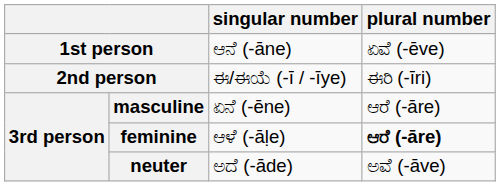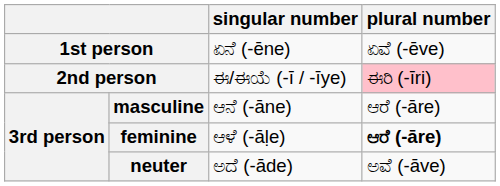(252, 48) ಆನೆ (-āne) -> (252, 48) ಏನೆ (-ēne)
(399, 78) no background -> (399, 78) pink background
(252, 107) ಏನೆ (-ēne) -> (252, 107) ಆನೆ (-āne)
